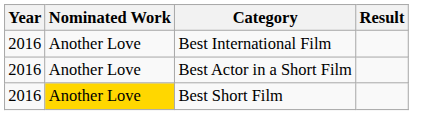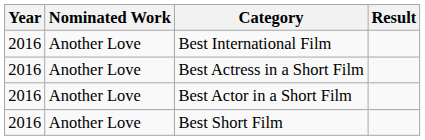+ row: (271, 69)
(95, 95) gold background -> (95, 122) no background
